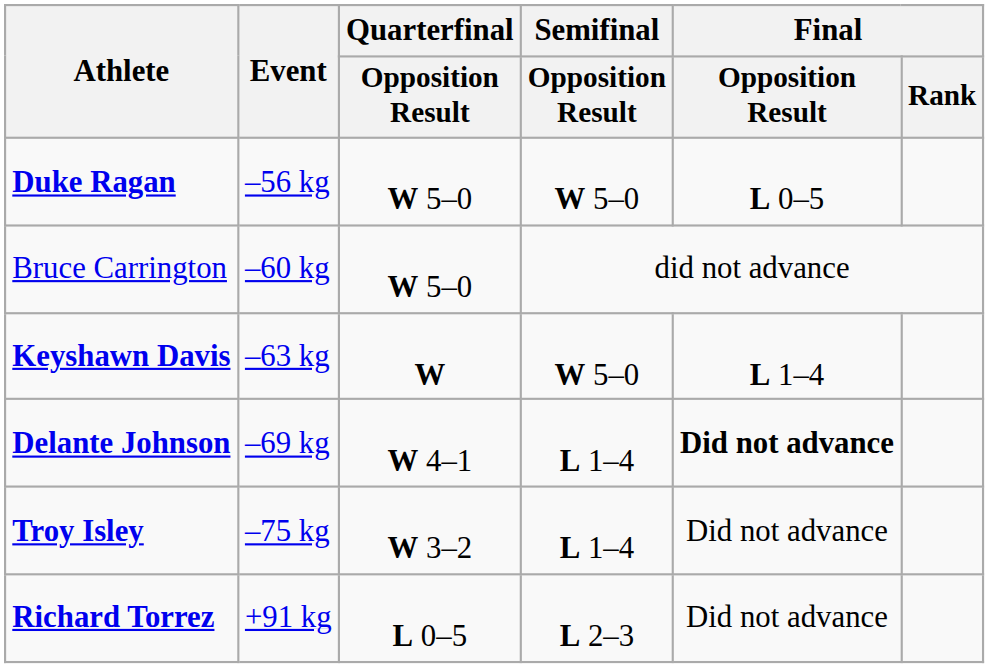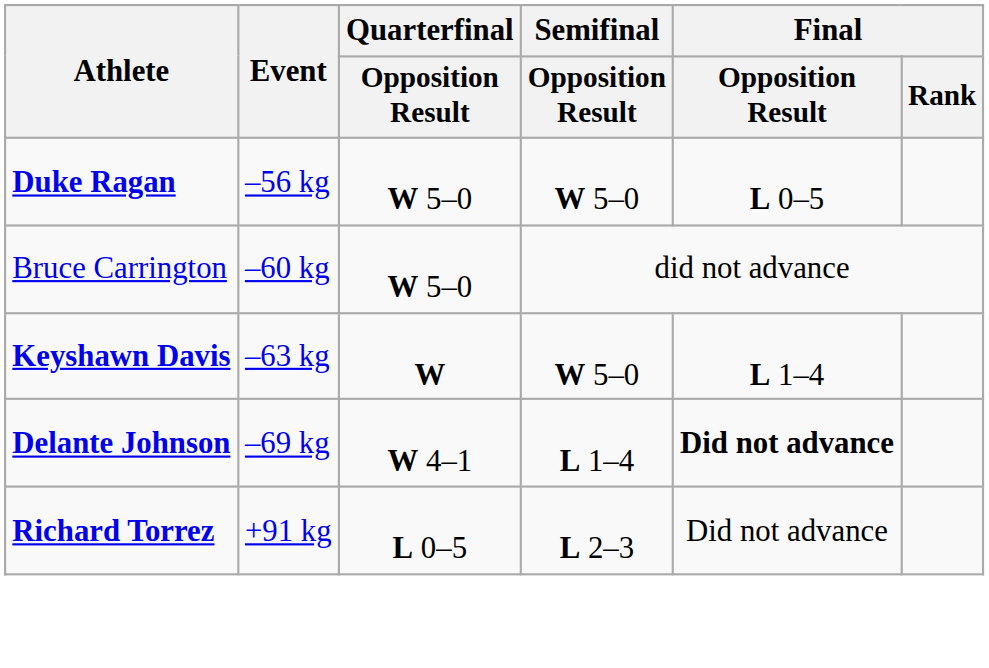- row: (78, 530)
